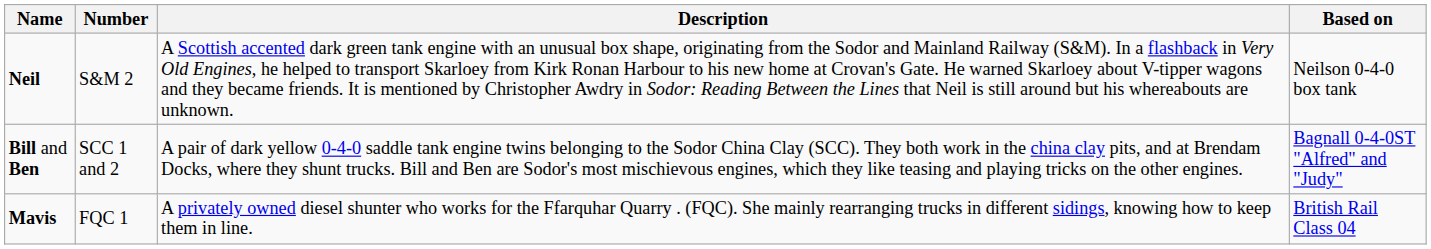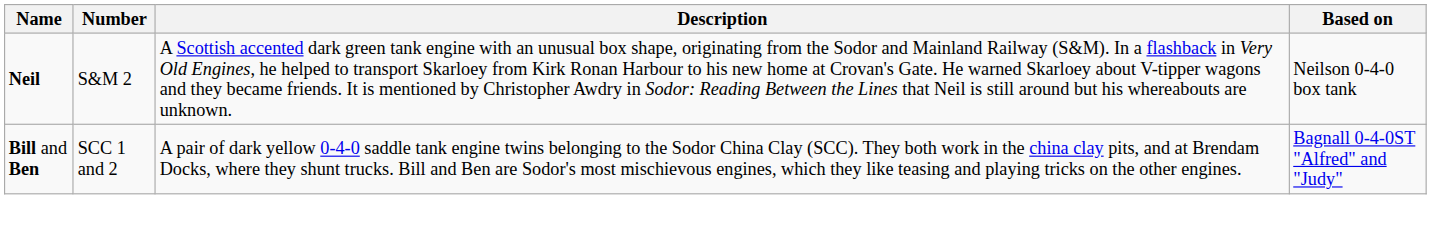- row: (33, 218)
